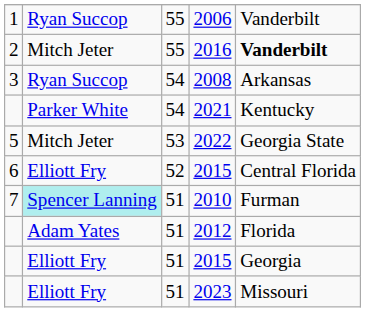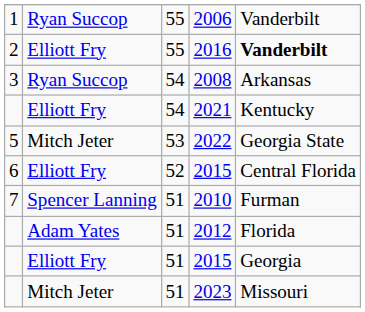(70, 49) Mitch Jeter -> (67, 49) Elliott Fry
(78, 110) Parker White -> (67, 110) Elliott Fry
(92, 200) paleturquoise background -> (92, 200) no background
(67, 291) Elliott Fry -> (70, 291) Mitch Jeter
